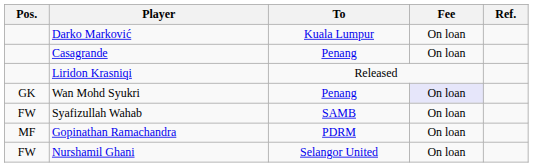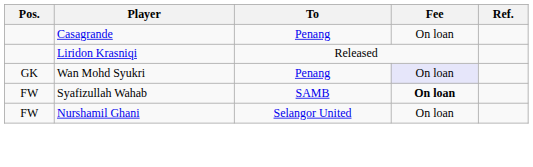- row: (92, 34)
(446, 113) normal -> (435, 93) bold
- row: (114, 133)
